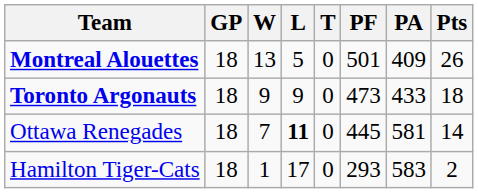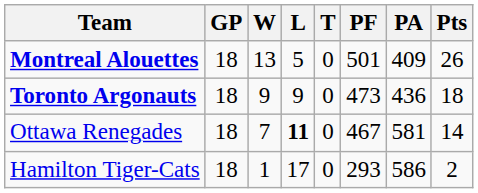(409, 95) 433 -> (409, 95) 436
(363, 132) 445 -> (363, 132) 467
(409, 168) 583 -> (409, 168) 586
